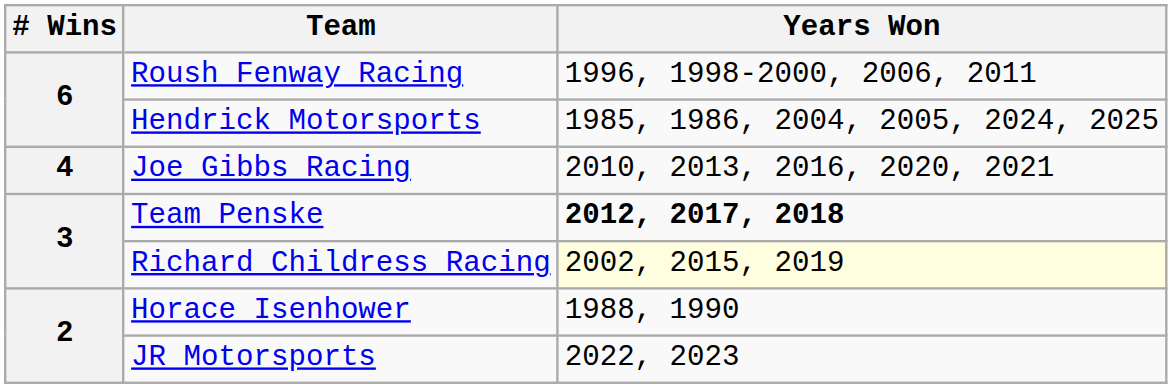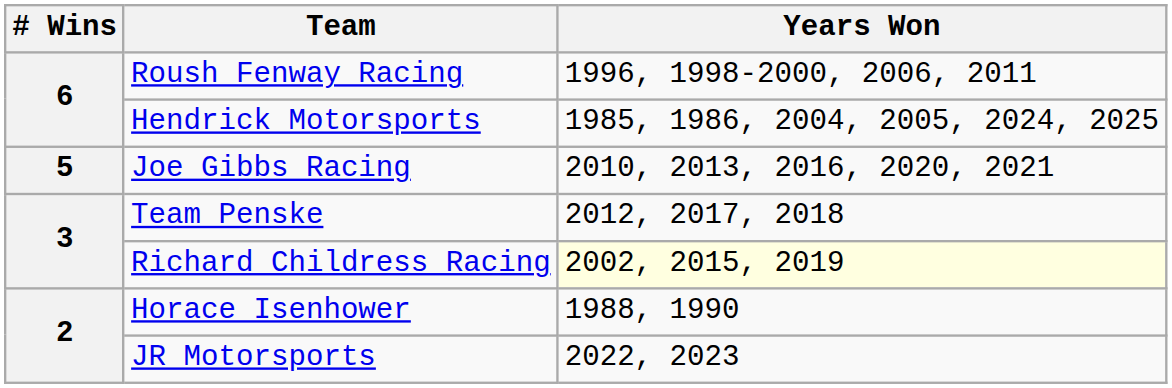(65, 170) 4 -> (65, 170) 5
(705, 217) bold -> (705, 217) normal
